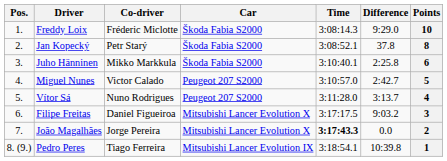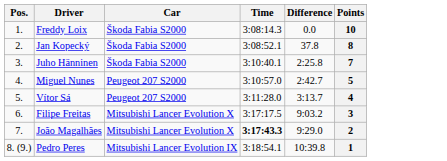- column: (142, 13)
(386, 30) 9:29.0 -> (310, 30) 0.0
(427, 63) 6 -> (351, 63) 7
(386, 131) 0.0 -> (310, 131) 9:29.0
